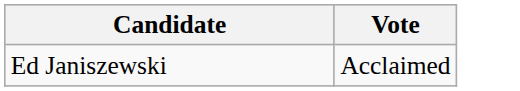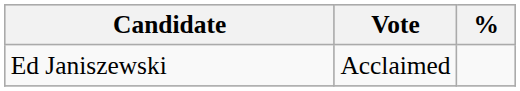+ column: (486, 24)
